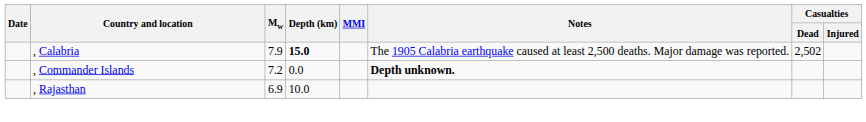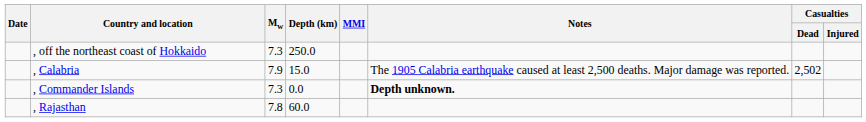+ row: (120, 51)
(299, 51) bold -> (299, 70) normal
(275, 70) 7.2 -> (275, 88) 7.3
(275, 88) 6.9 -> (275, 107) 7.8
(299, 88) 10.0 -> (299, 107) 60.0
